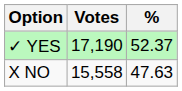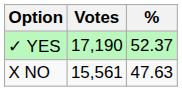(97, 72) 15,558 -> (97, 72) 15,561
